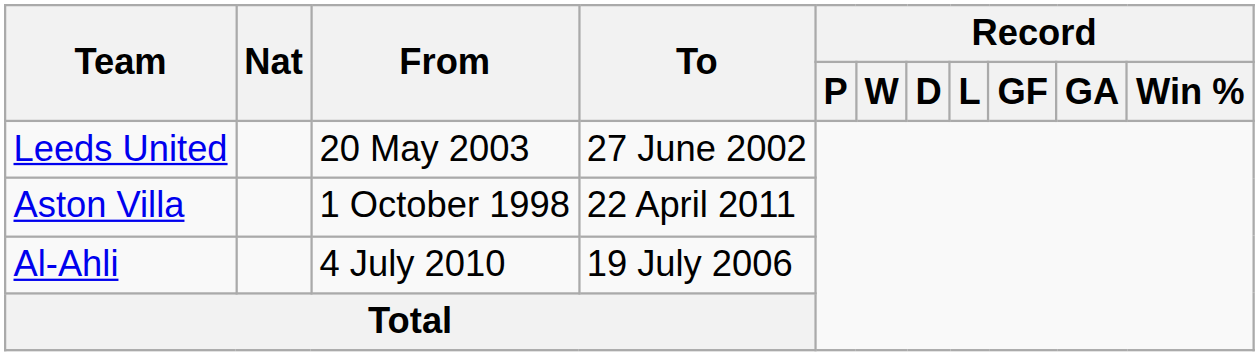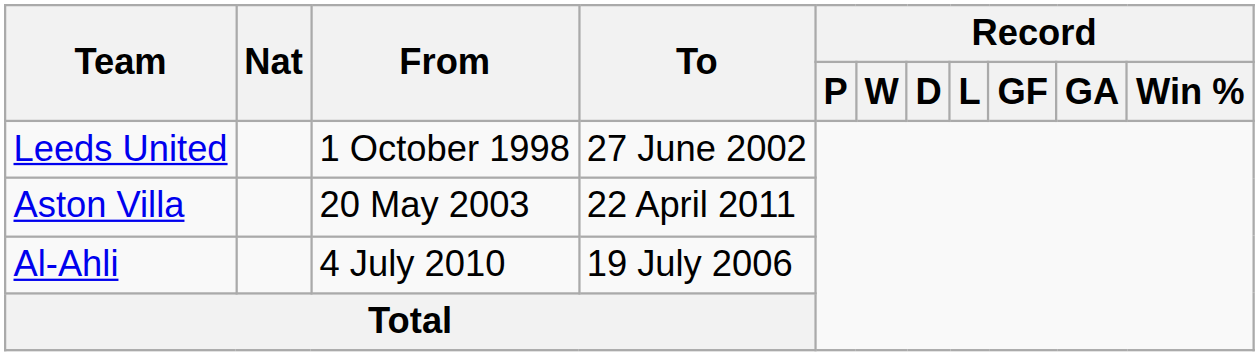(425, 148) 20 May 2003 -> (445, 148) 1 October 1998
(445, 206) 1 October 1998 -> (425, 206) 20 May 2003
